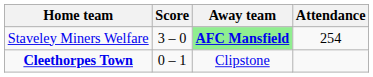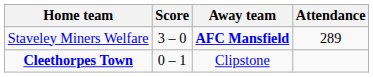(242, 38) lightgreen background -> (242, 38) no background
(331, 38) 254 -> (331, 38) 289
